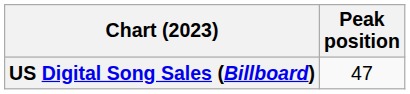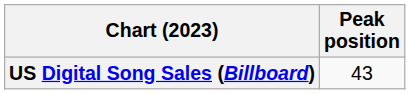(362, 72) 47 -> (362, 72) 43
